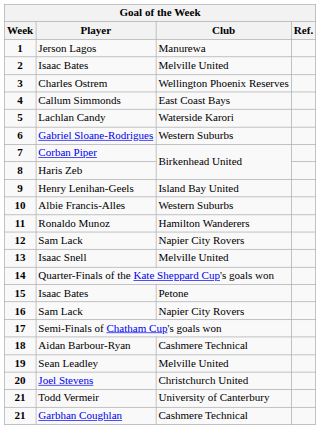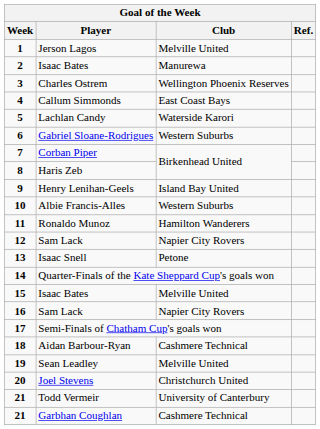(182, 48) Manurewa -> (194, 48) Melville United
(194, 65) Melville United -> (182, 65) Manurewa
(194, 258) Melville United -> (173, 258) Petone
(173, 293) Petone -> (194, 293) Melville United
